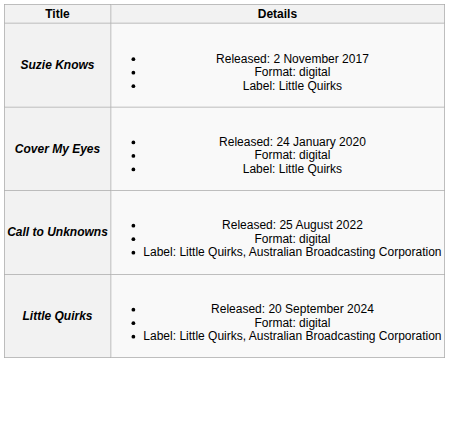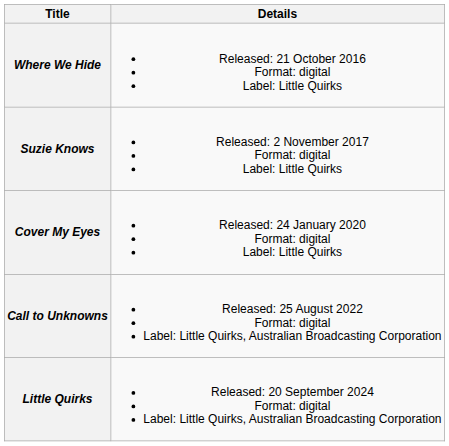+ row: (57, 65)
